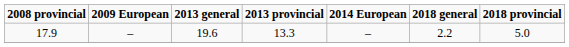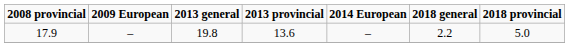(207, 33) 19.6 -> (207, 33) 19.8
(284, 33) 13.3 -> (284, 33) 13.6
